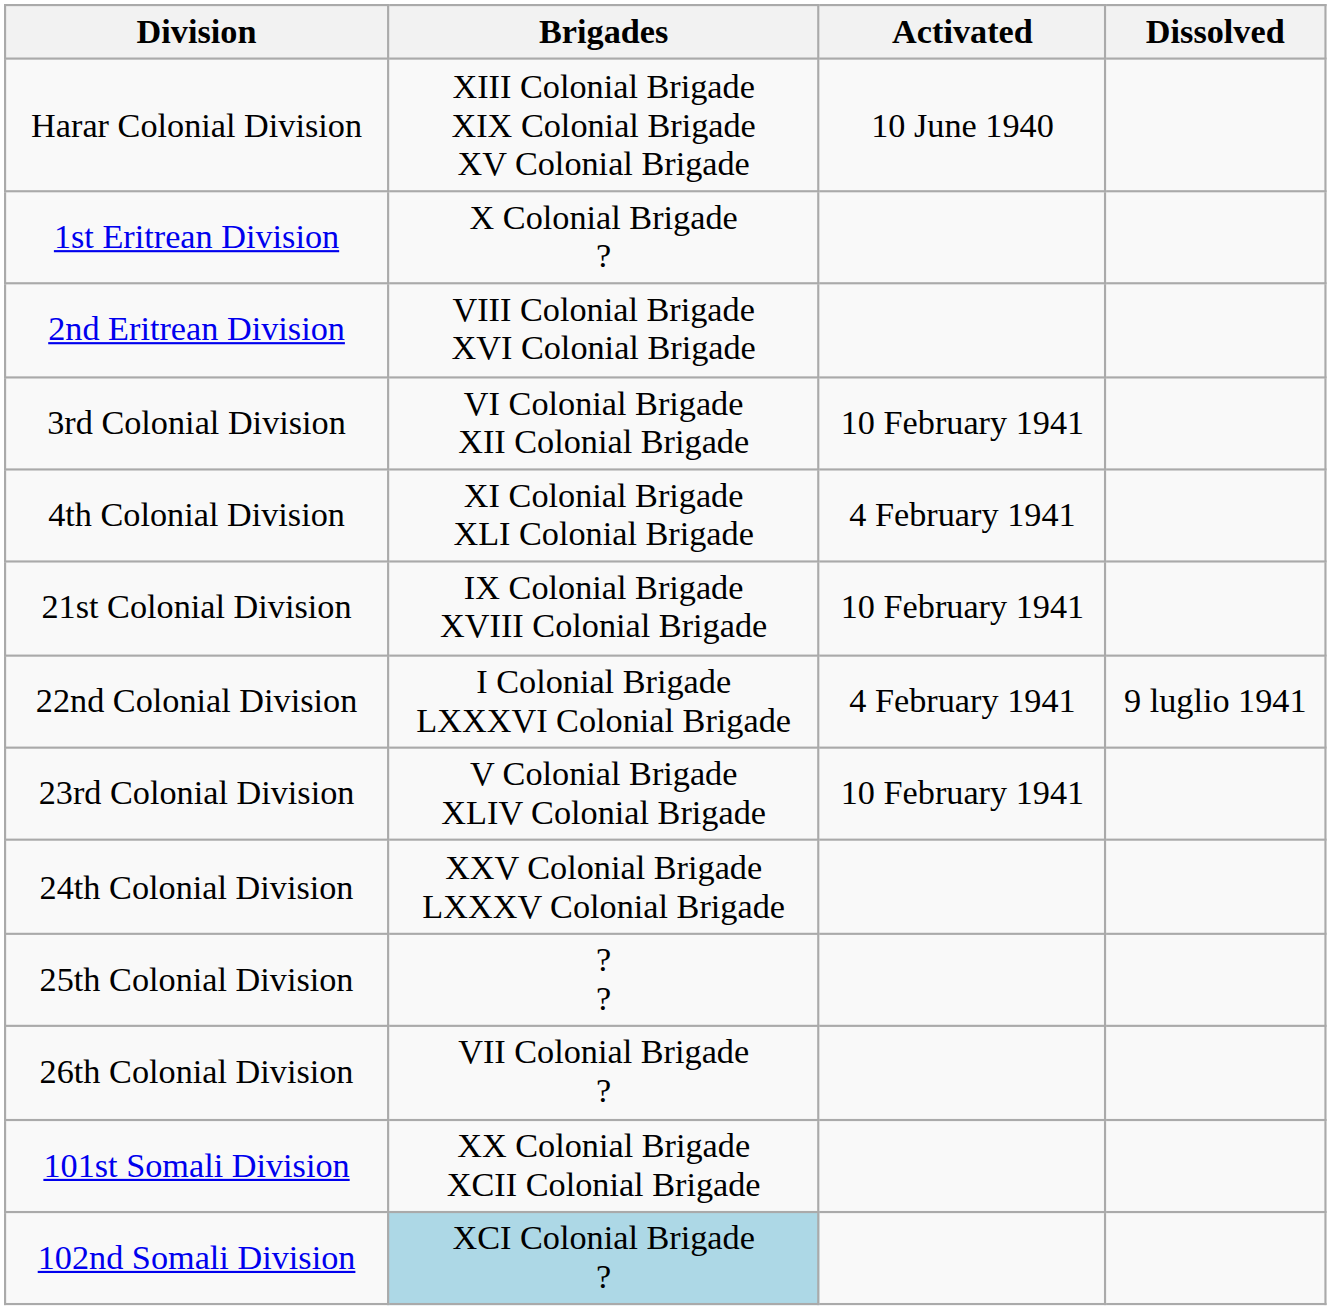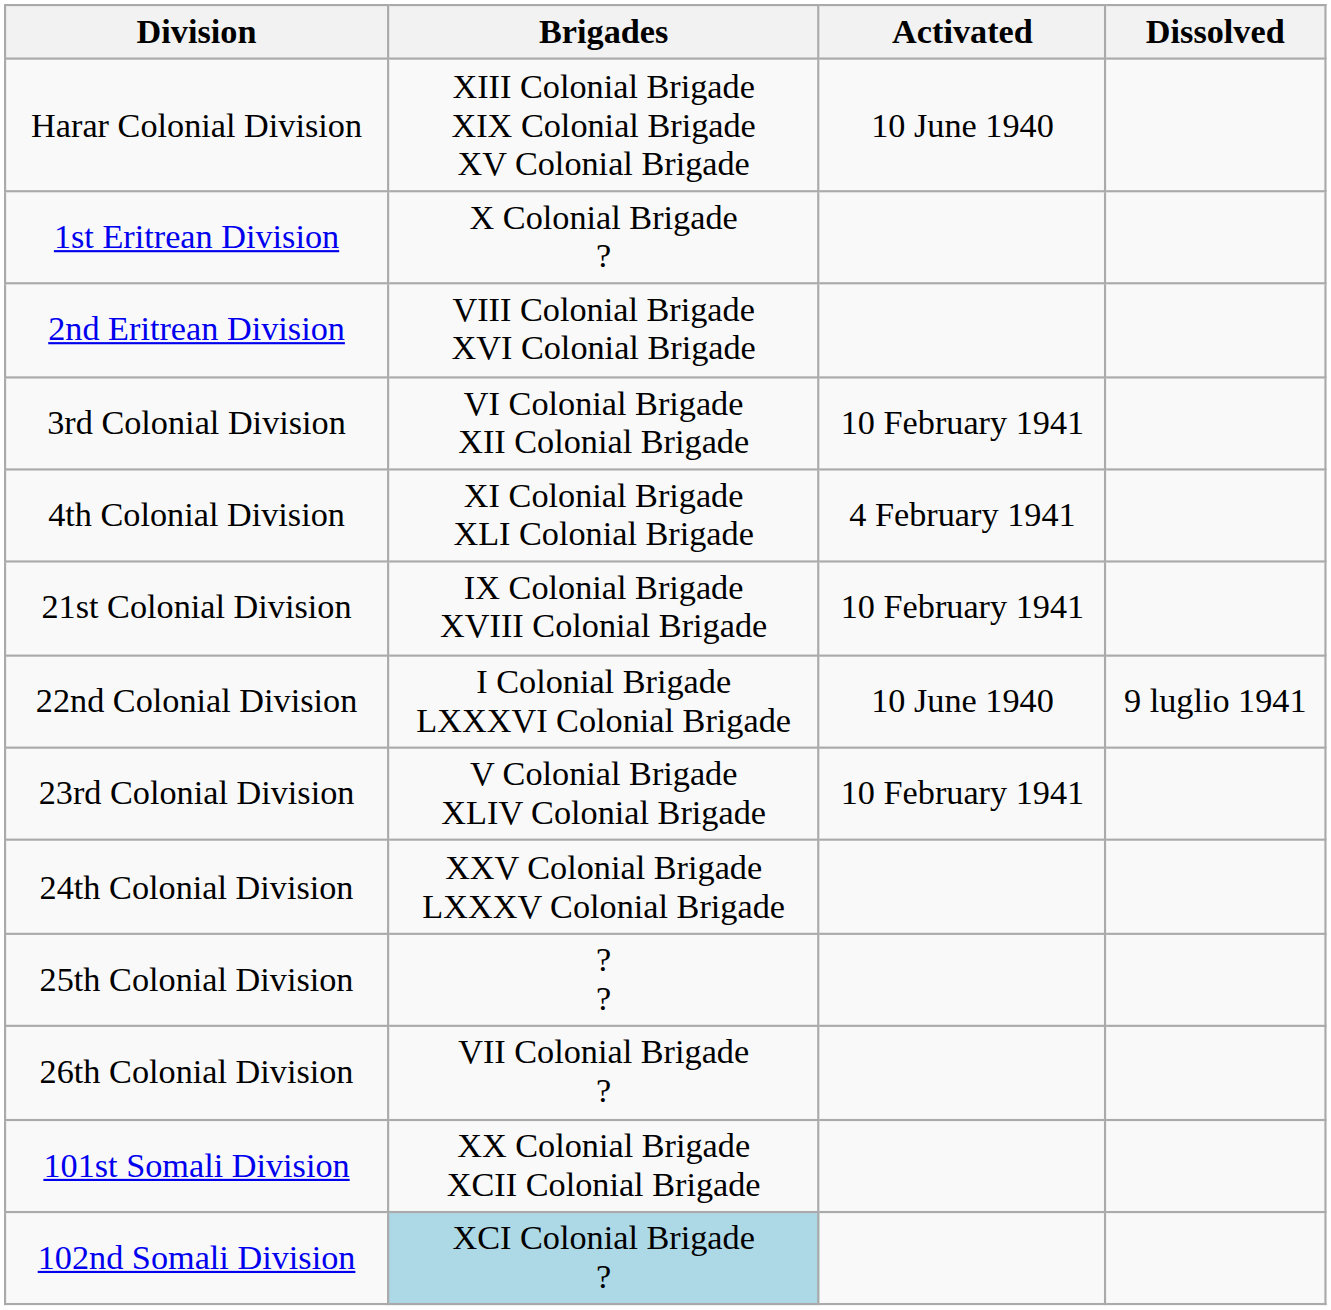(962, 700) 4 February 1941 -> (962, 700) 10 June 1940
